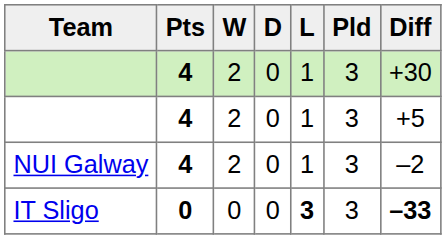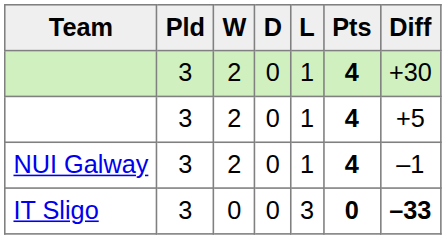columns swapped: (352, 27) <-> (185, 27)
(410, 164) –2 -> (410, 164) –1
(307, 210) bold -> (307, 210) normal
